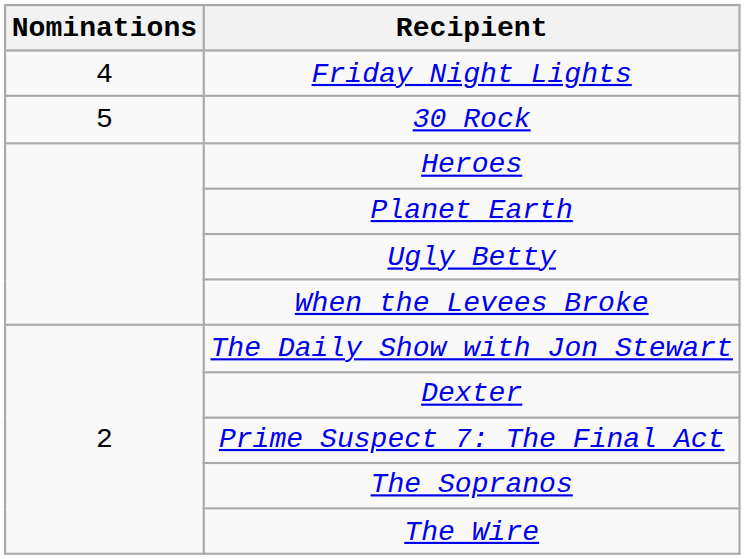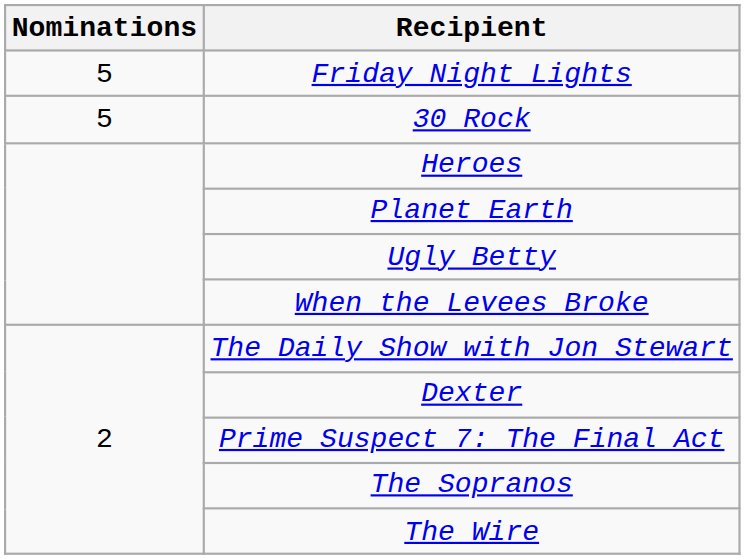(104, 74) 4 -> (104, 74) 5
